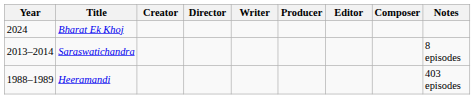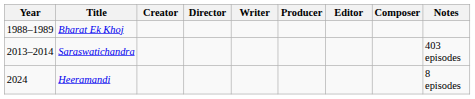(17, 29) 2024 -> (30, 29) 1988–1989
(443, 51) 8 episodes -> (443, 51) 403 episodes
(30, 79) 1988–1989 -> (17, 79) 2024
(443, 79) 403 episodes -> (443, 79) 8 episodes
